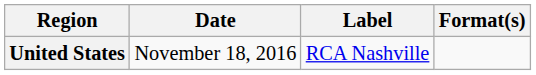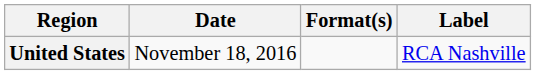columns swapped: (482, 20) <-> (368, 20)
